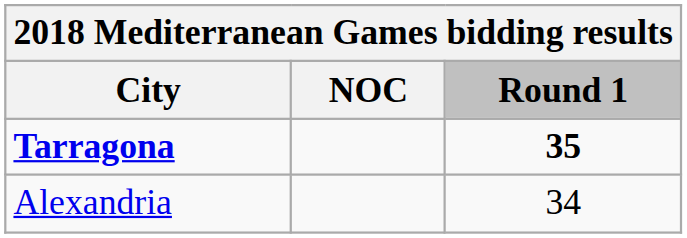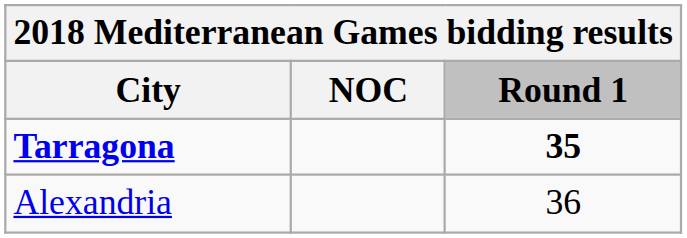(563, 202) 34 -> (563, 202) 36
